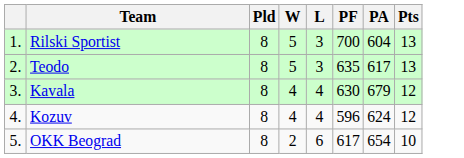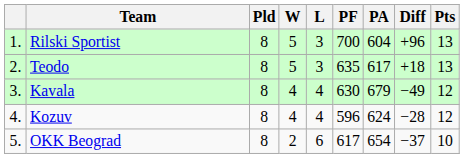+ column: (413, 16)
